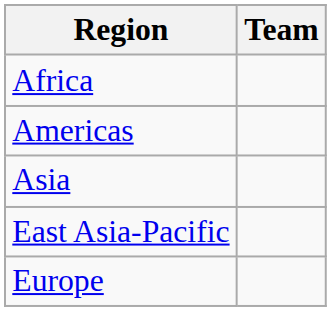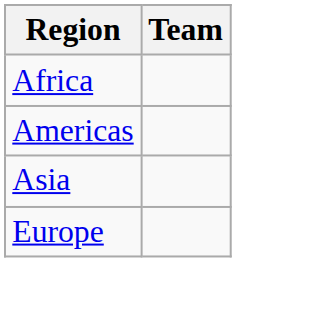- row: (121, 230)
